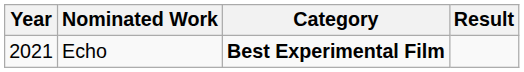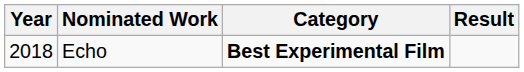(31, 51) 2021 -> (31, 51) 2018
